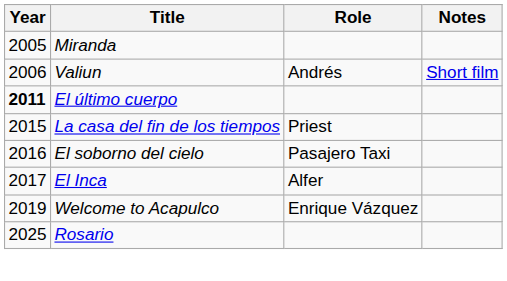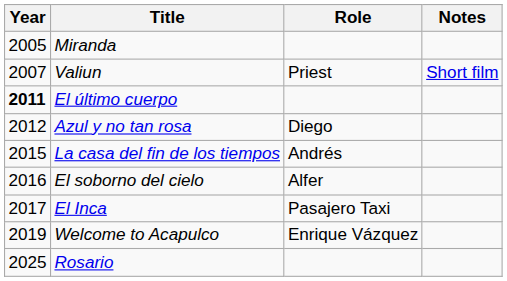(28, 72) 2006 -> (28, 72) 2007
(315, 72) Andrés -> (310, 72) Priest
+ row: (123, 126)
(310, 126) Priest -> (315, 153) Andrés
(339, 153) Pasajero Taxi -> (306, 180) Alfer
(306, 180) Alfer -> (339, 208) Pasajero Taxi
